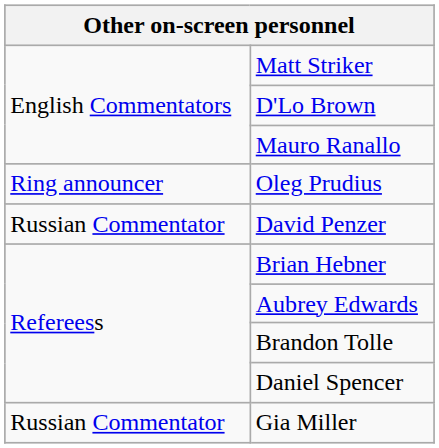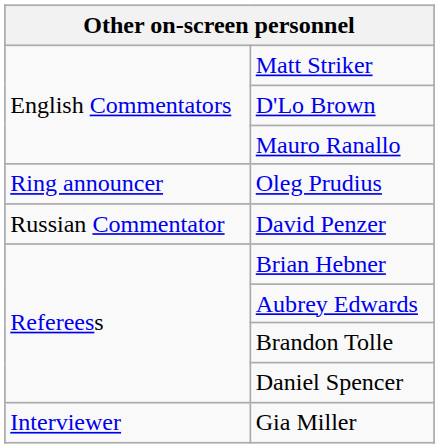(117, 421) Russian Commentator -> (66, 421) Interviewer
